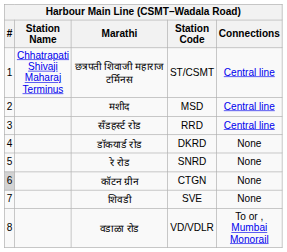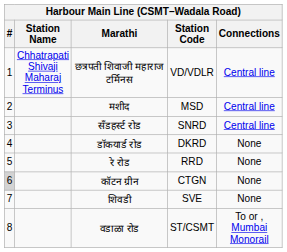(192, 72) ST/CSMT -> (192, 72) VD/VDLR
(192, 125) RRD -> (192, 125) SNRD
(192, 162) SNRD -> (192, 162) RRD
(192, 228) VD/VDLR -> (192, 228) ST/CSMT
